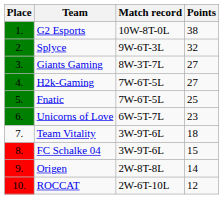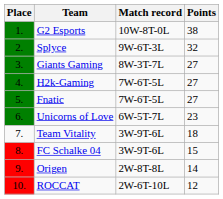(192, 99) 25 -> (192, 99) 27
